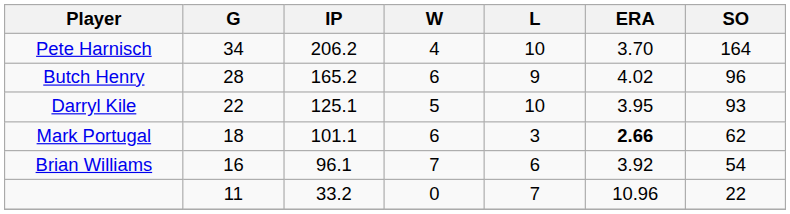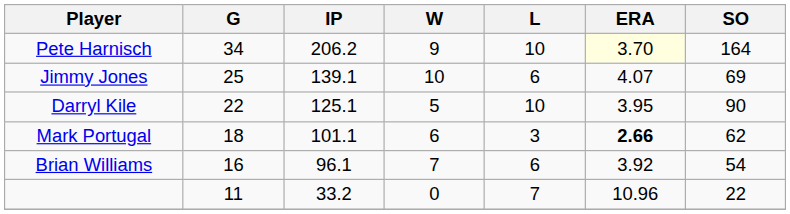(434, 48) 4 -> (434, 48) 9
(635, 48) no background -> (635, 48) lightyellow background
- row: (94, 77)
+ row: (94, 77)
(736, 106) 93 -> (736, 106) 90
